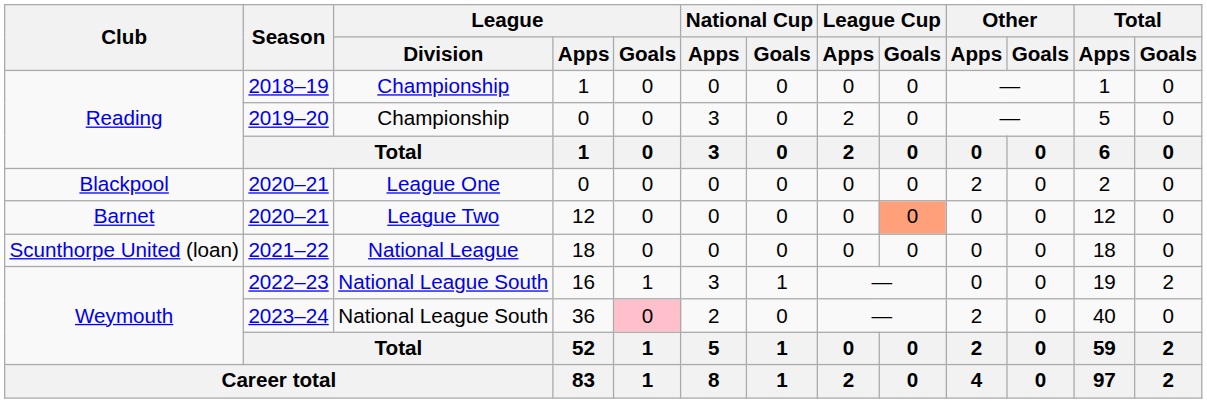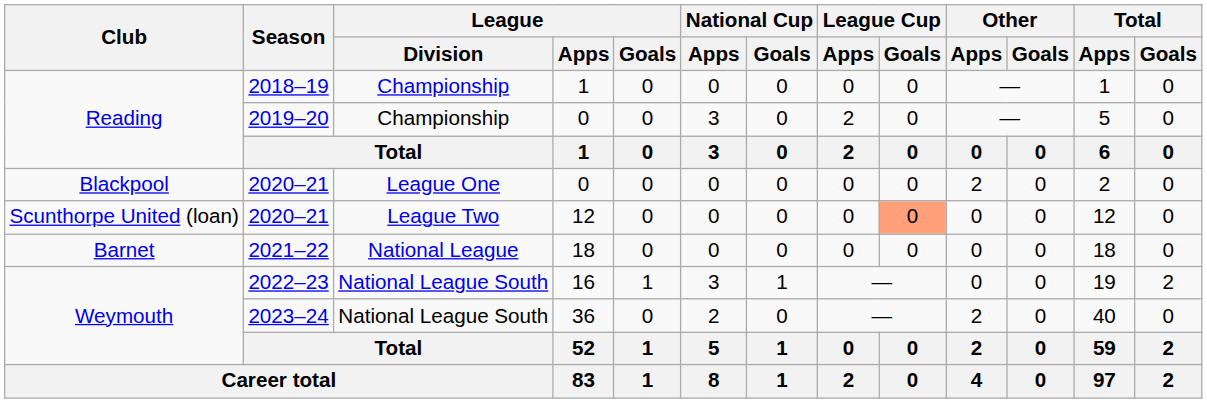(124, 217) Barnet -> (124, 217) Scunthorpe United (loan)
(124, 250) Scunthorpe United (loan) -> (124, 250) Barnet
(648, 315) pink background -> (648, 315) no background
